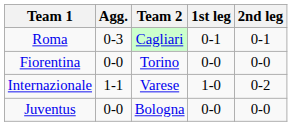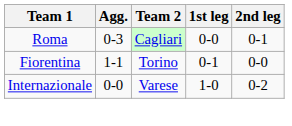(211, 39) 0-1 -> (209, 39) 0-0
(113, 62) 0-0 -> (113, 62) 1-1
(211, 62) 0-0 -> (209, 62) 0-1
(113, 86) 1-1 -> (113, 86) 0-0
- row: (50, 109)
